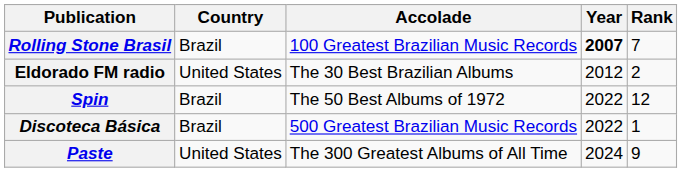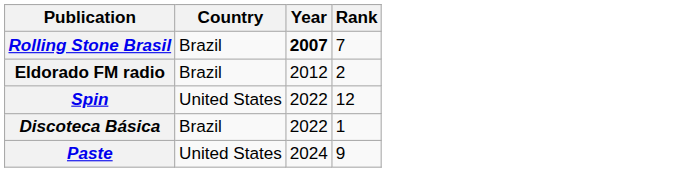- column: (433, 18)
(230, 72) United States -> (200, 72) Brazil
(200, 99) Brazil -> (230, 99) United States
